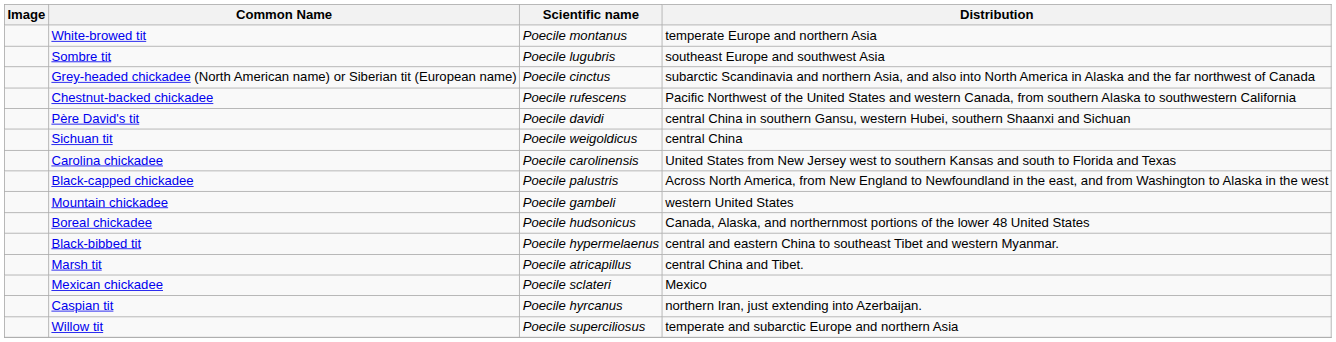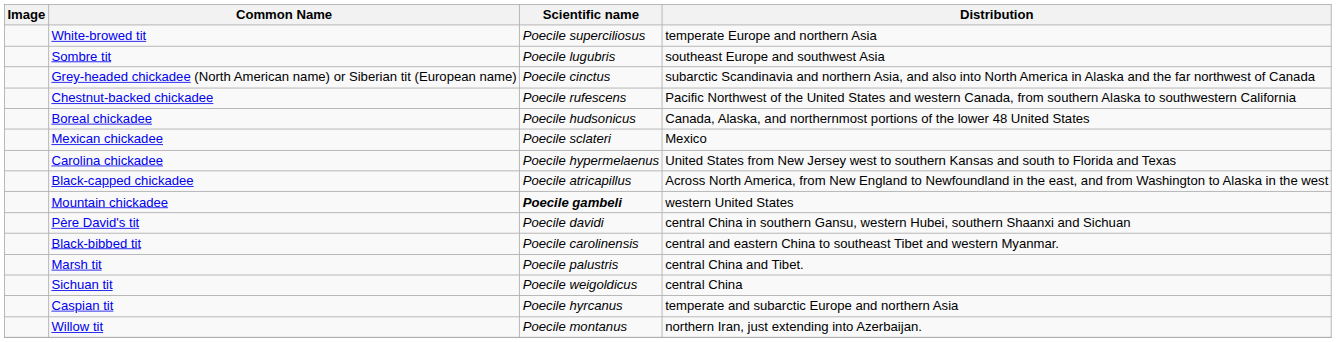(575, 35) Poecile montanus -> (584, 35) Poecile superciliosus
rows swapped: (102, 222) <-> (95, 118)
rows swapped: (107, 285) <-> (82, 139)
(581, 160) Poecile carolinensis -> (591, 160) Poecile hypermelaenus
(570, 181) Poecile palustris -> (577, 181) Poecile atricapillus
(569, 202) normal -> (572, 202) bold
(591, 243) Poecile hypermelaenus -> (581, 243) Poecile carolinensis
(577, 264) Poecile atricapillus -> (570, 264) Poecile palustris
(794, 306) northern Iran, just extending into Azerbaijan. -> (812, 306) temperate and subarctic Europe and northern Asia
(584, 327) Poecile superciliosus -> (575, 327) Poecile montanus
(812, 327) temperate and subarctic Europe and northern Asia -> (794, 327) northern Iran, just extending into Azerbaijan.
